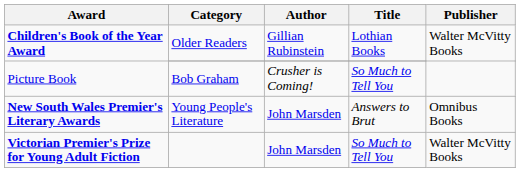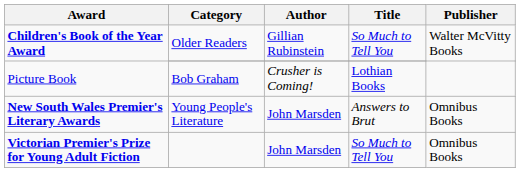(372, 43) Lothian Books -> (381, 43) So Much to Tell You
(381, 78) So Much to Tell You -> (372, 78) Lothian Books
(470, 149) Walter McVitty Books -> (453, 149) Omnibus Books
